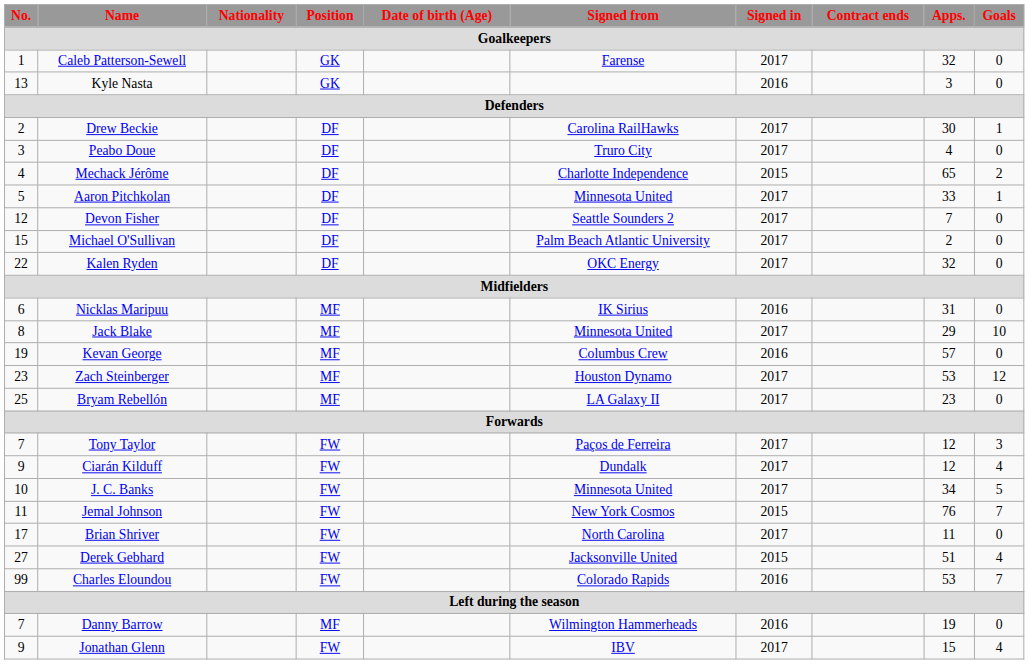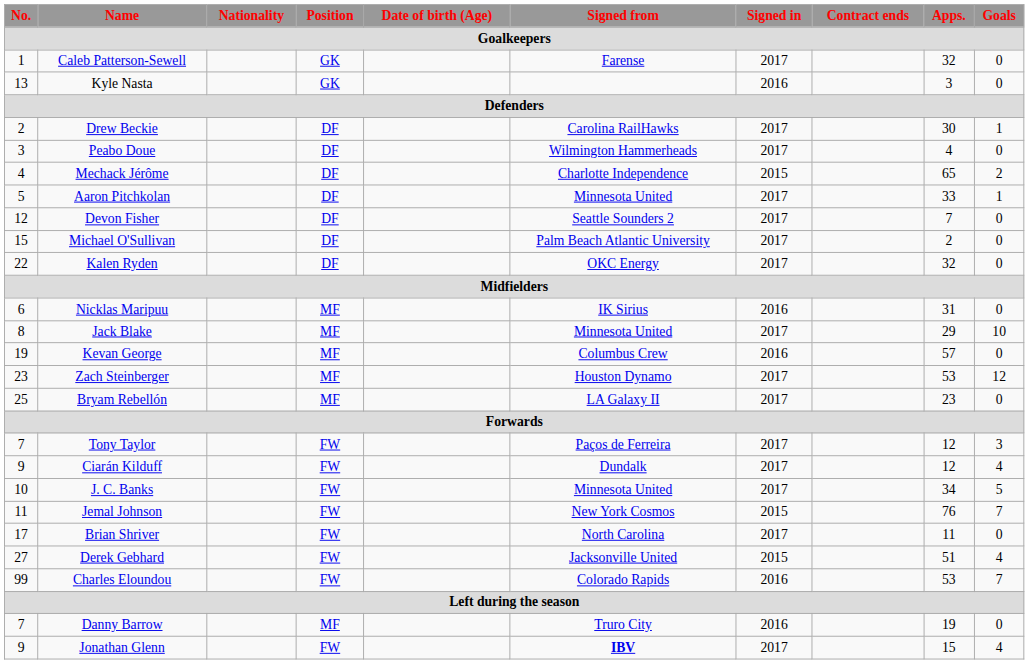(623, 151) Truro City -> (623, 151) Wilmington Hammerheads
(623, 625) Wilmington Hammerheads -> (623, 625) Truro City
(623, 647) normal -> (623, 647) bold
